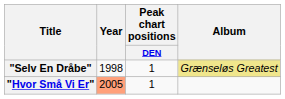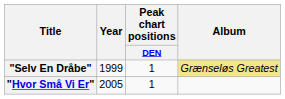(111, 68) 1998 -> (111, 68) 1999
(111, 85) lightsalmon background -> (111, 85) no background
